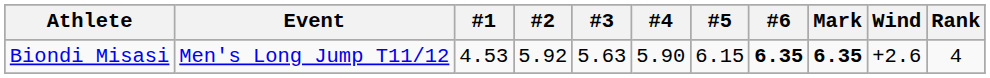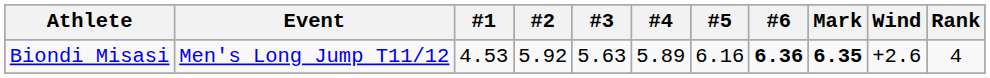(661, 56) 5.90 -> (661, 56) 5.89
(720, 56) 6.15 -> (720, 56) 6.16
(779, 56) 6.35 -> (779, 56) 6.36
